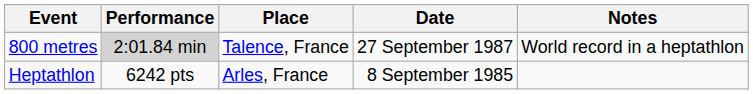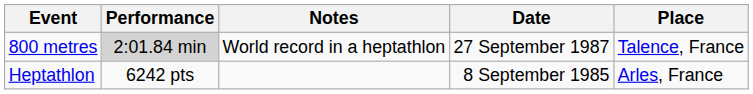columns swapped: (286, 18) <-> (633, 18)
